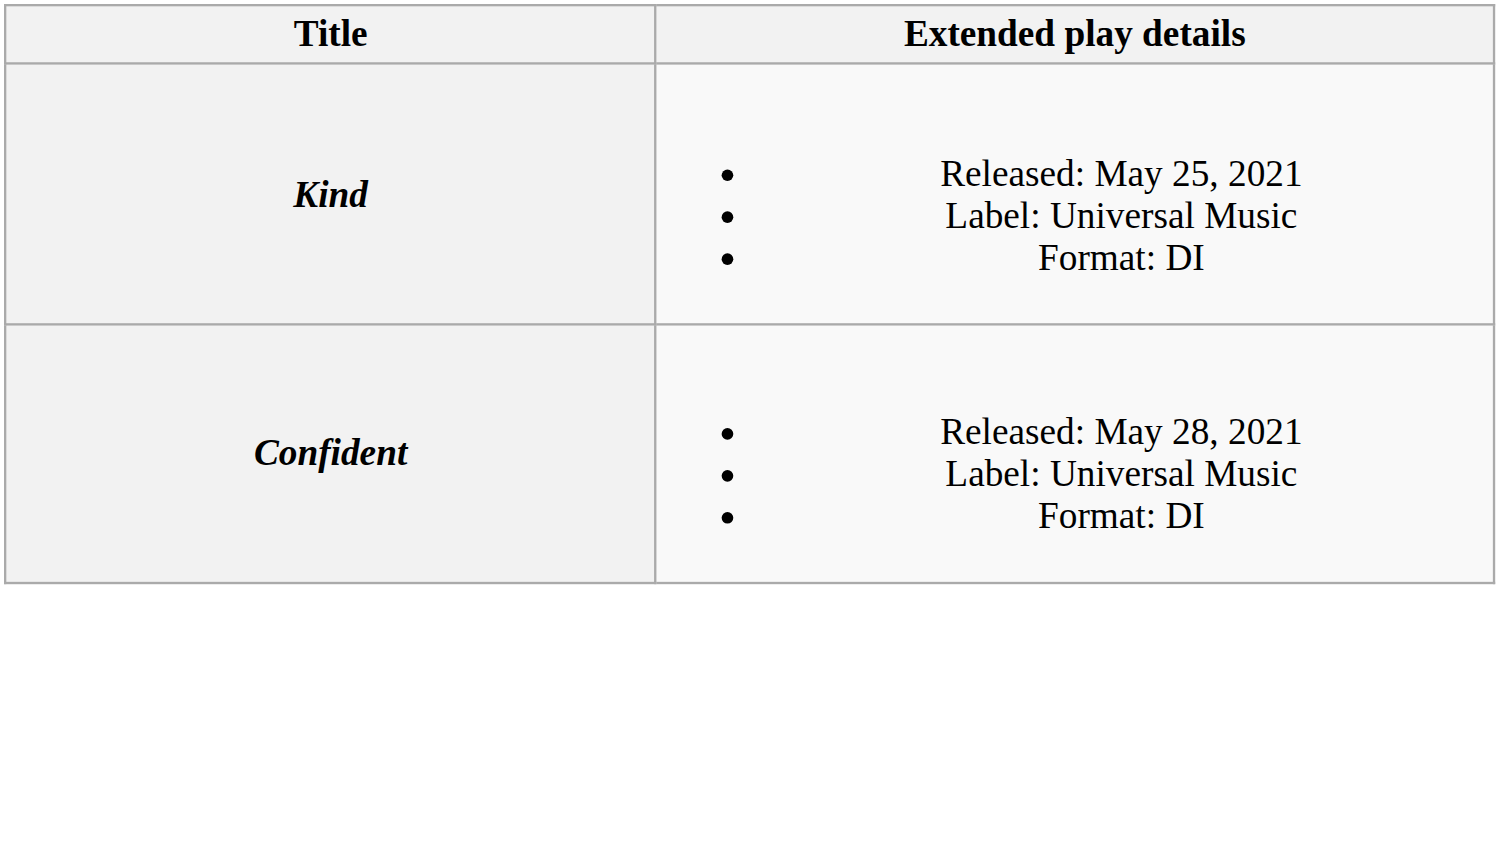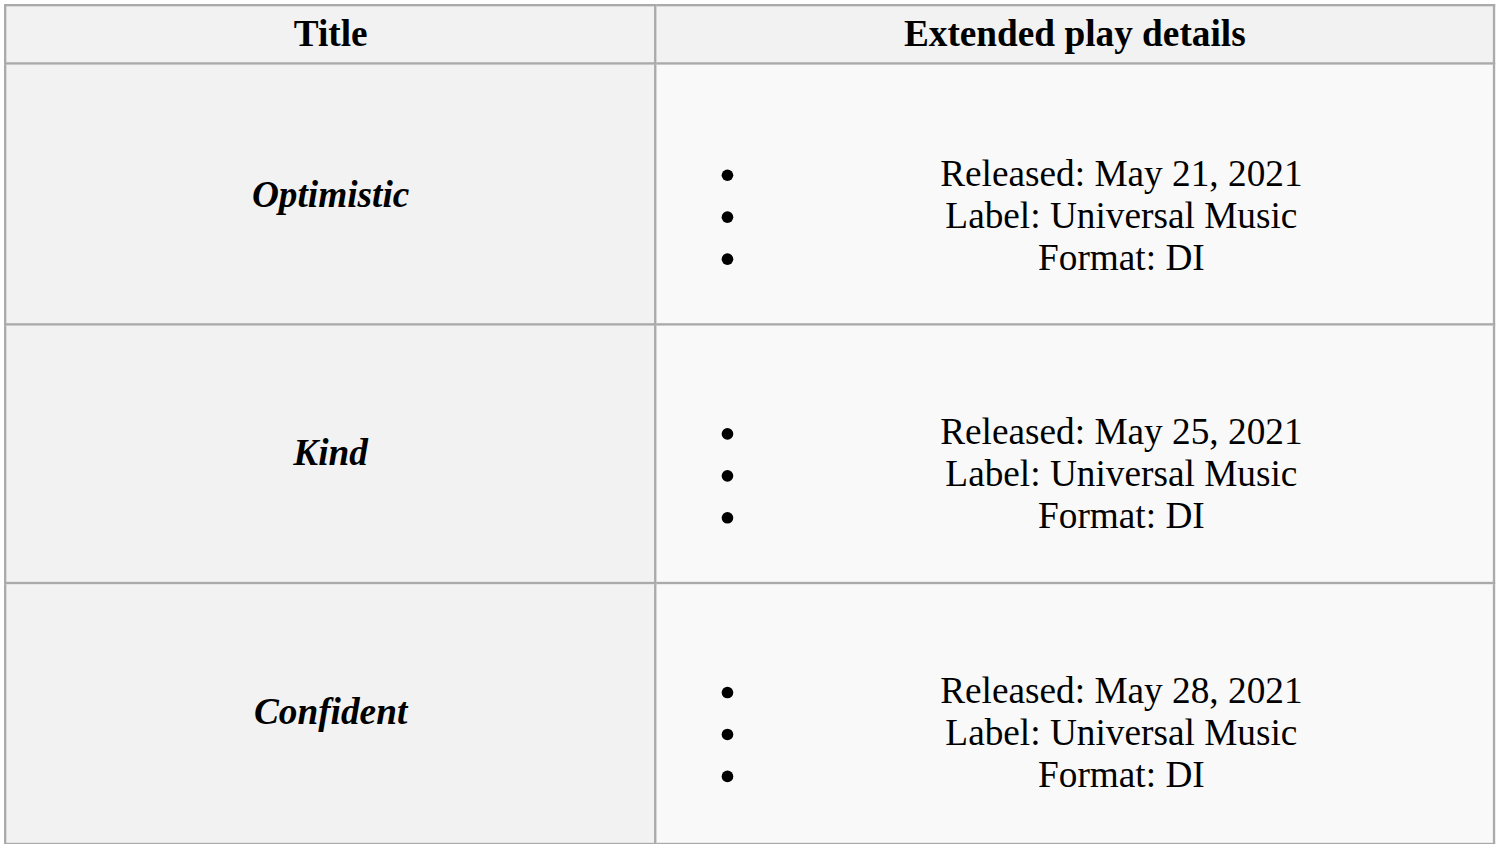+ row: (331, 193)
